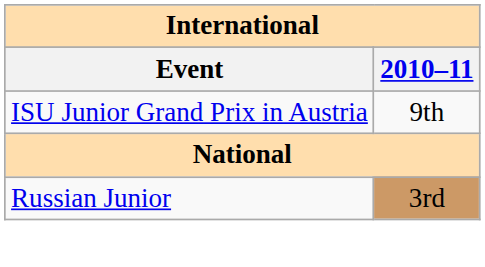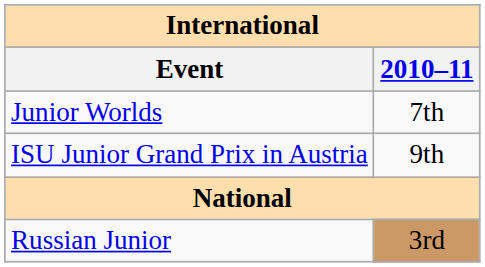+ row: (87, 111)
